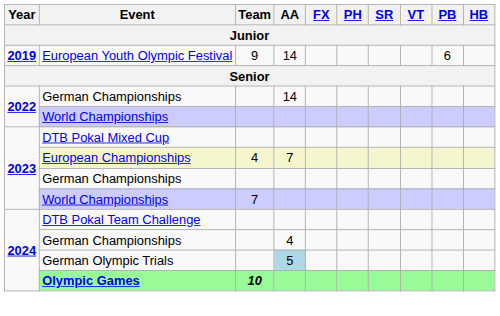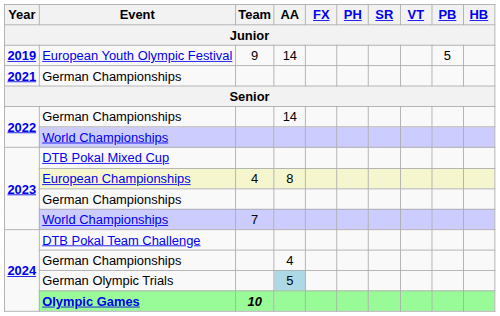(447, 56) 6 -> (447, 56) 5
+ row: (22, 76)
(290, 158) 7 -> (290, 178) 8
